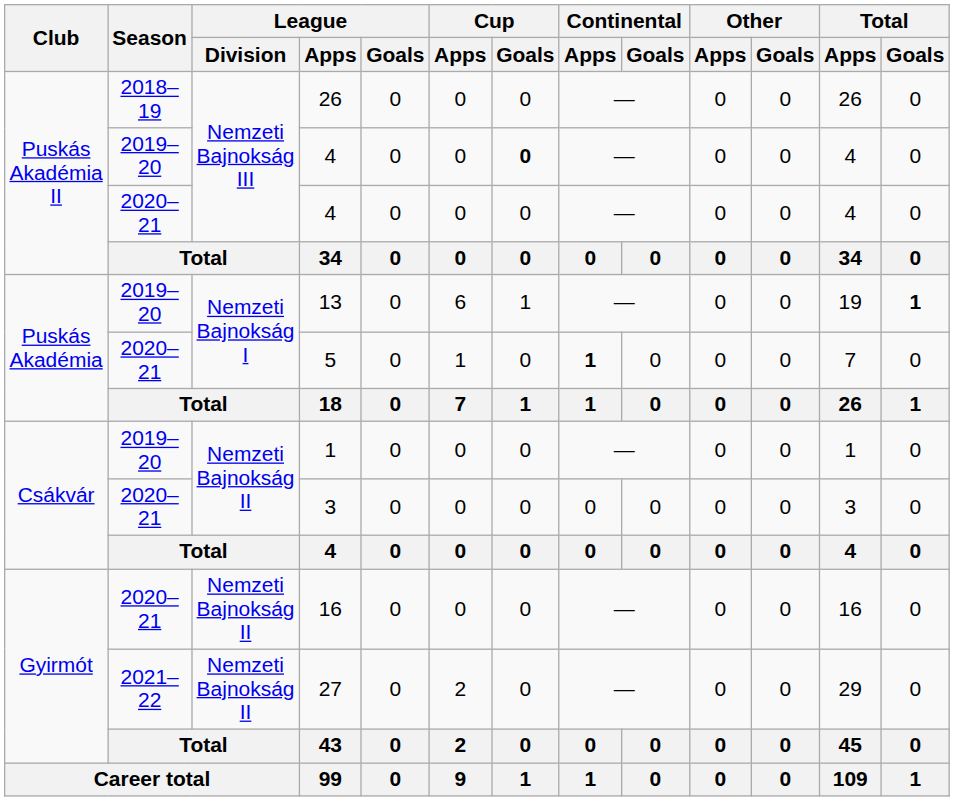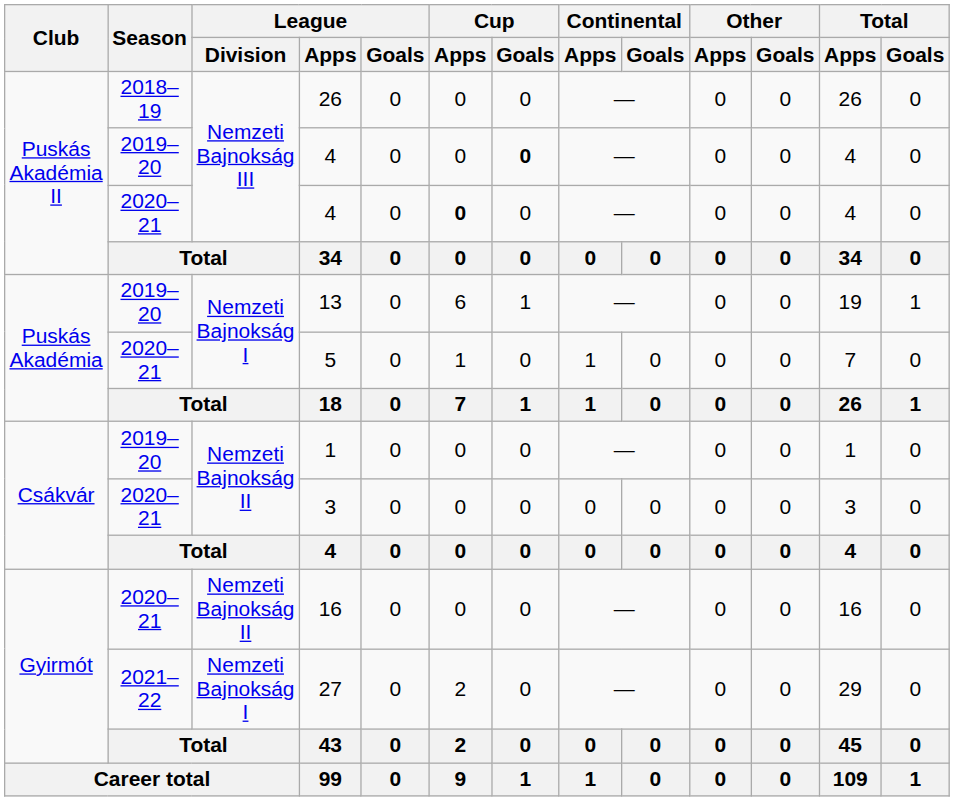(460, 213) normal -> (460, 213) bold
(915, 303) bold -> (915, 303) normal
(590, 359) bold -> (590, 359) normal
(246, 689) Nemzeti Bajnokság II -> (246, 689) Nemzeti Bajnokság I
